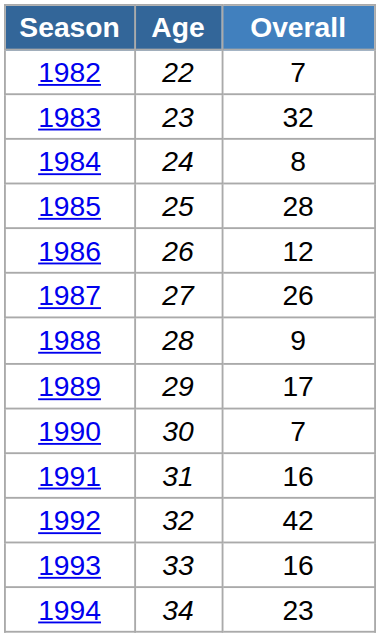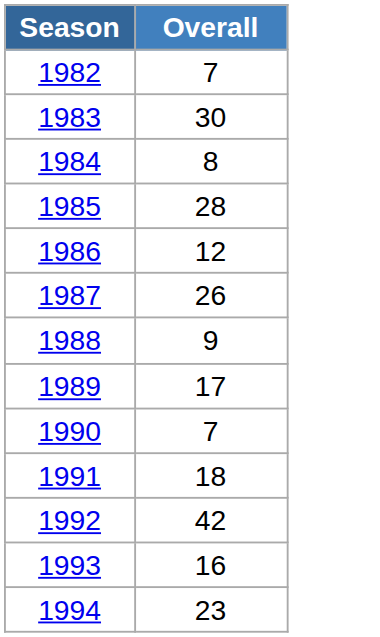- column: (178, 27)
(298, 117) 32 -> (211, 117) 30
(298, 475) 16 -> (211, 475) 18
